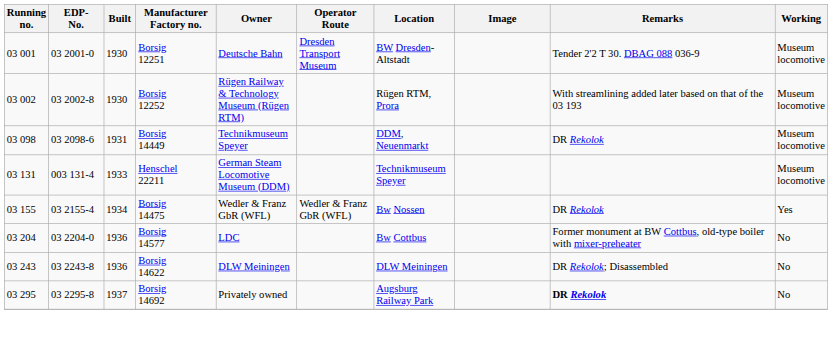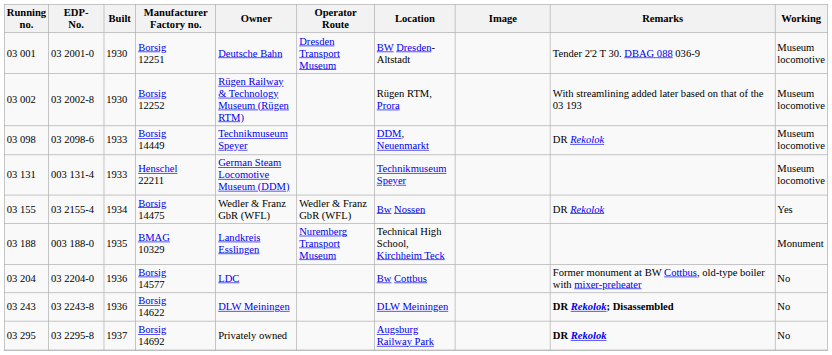(117, 140) 1931 -> (117, 140) 1933
+ row: (154, 244)
(610, 266) normal -> (613, 307) bold
